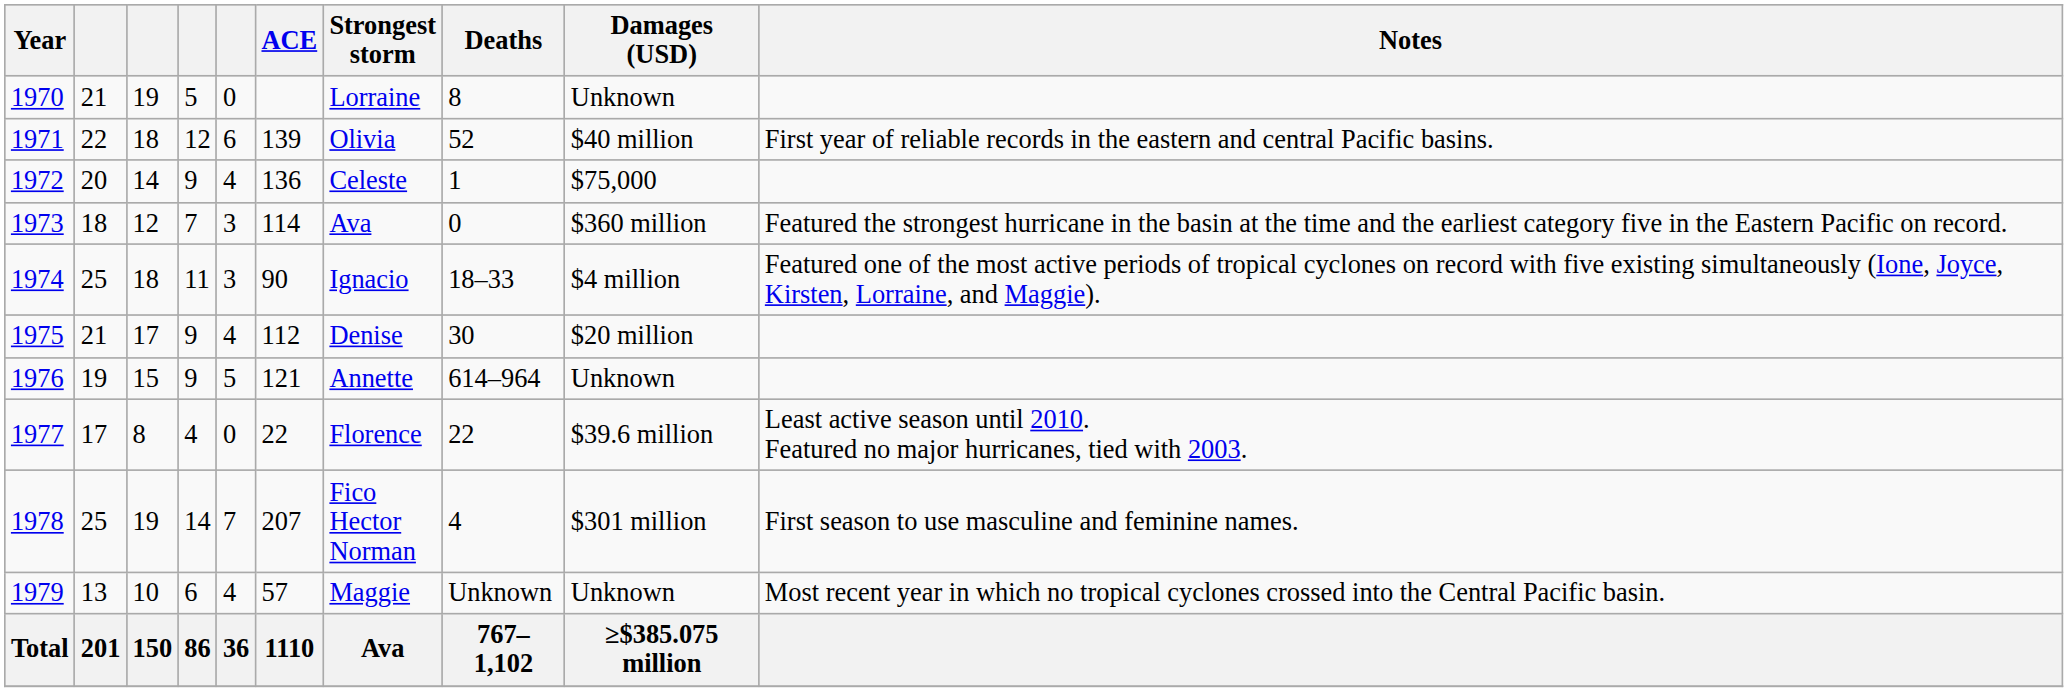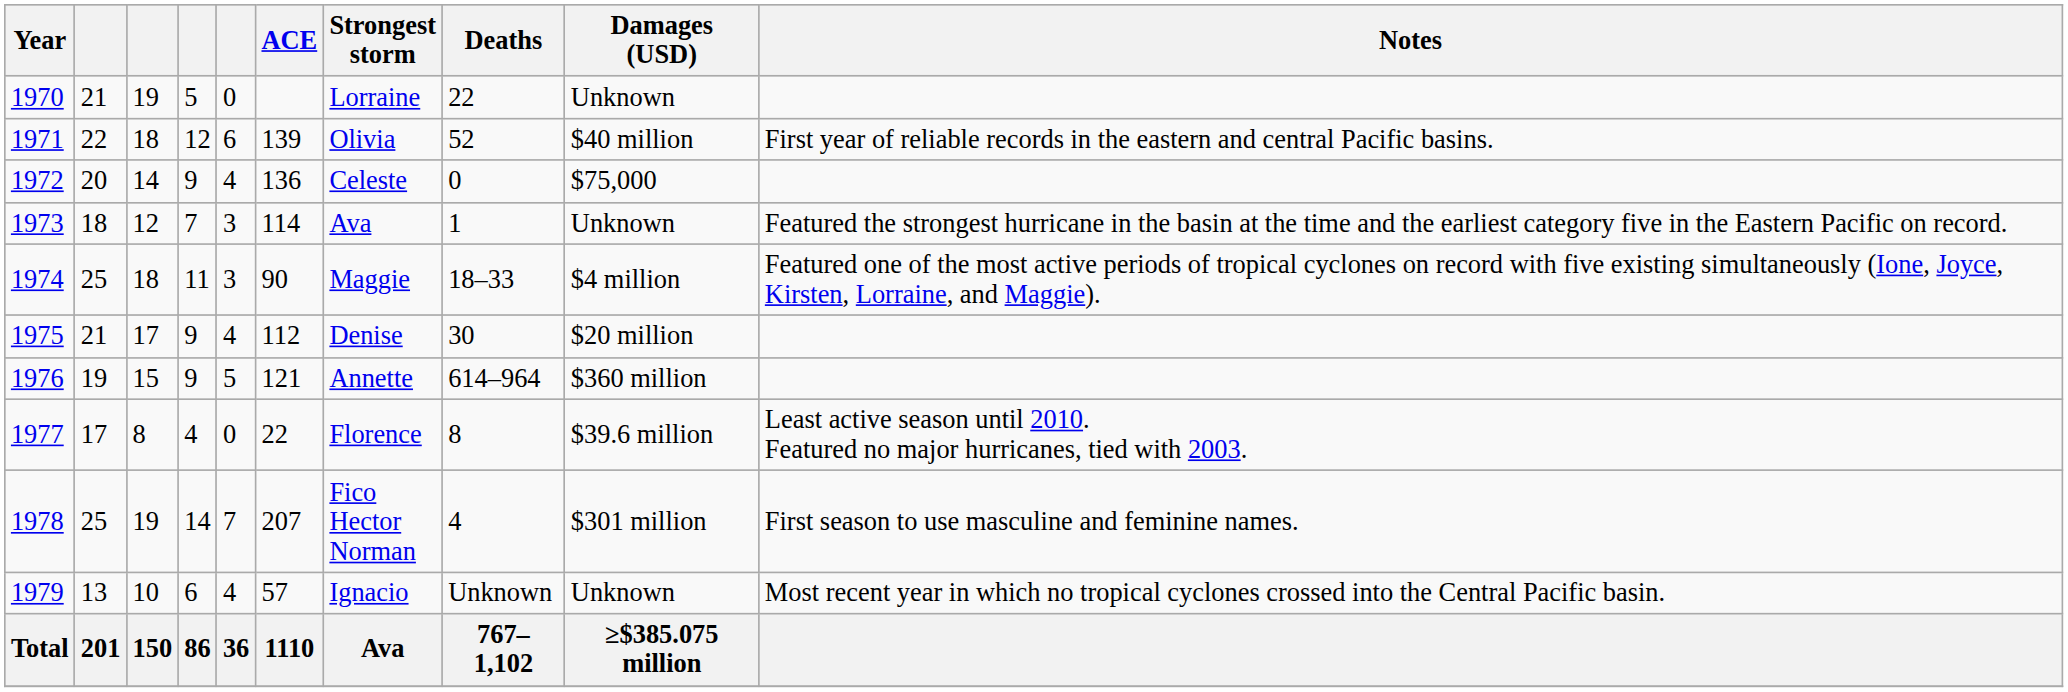(455, 97) 8 -> (461, 97) 22
(455, 180) 1 -> (455, 180) 0
(455, 222) 0 -> (455, 222) 1
(639, 222) $360 million -> (623, 222) Unknown
(369, 279) Ignacio -> (370, 279) Maggie
(623, 377) Unknown -> (639, 377) $360 million
(461, 434) 22 -> (455, 434) 8
(370, 592) Maggie -> (369, 592) Ignacio
